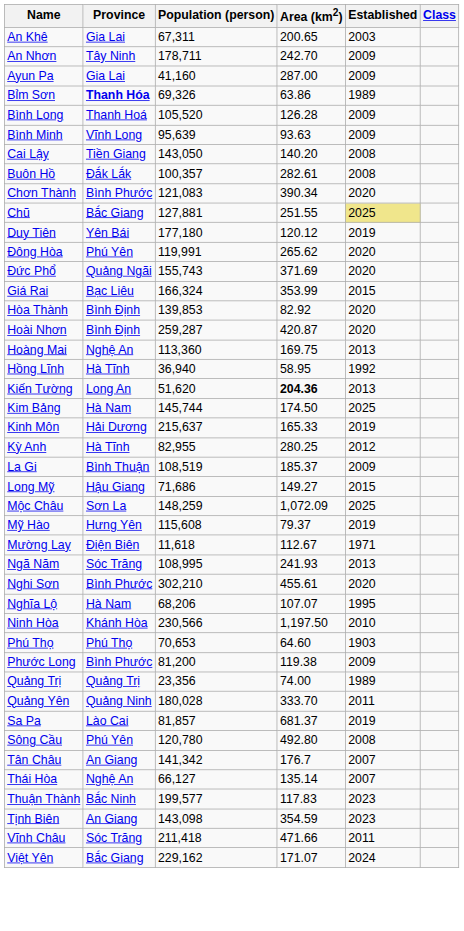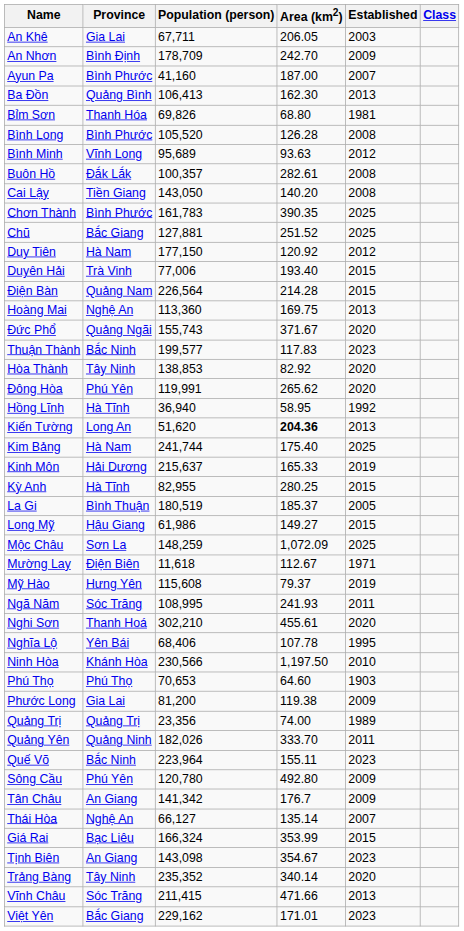(176, 37) 67,311 -> (176, 37) 67,711
(299, 37) 200.65 -> (299, 37) 206.05
(111, 56) Tây Ninh -> (113, 56) Bình Định
(180, 56) 178,711 -> (180, 56) 178,709
(105, 76) Gia Lai -> (119, 76) Bình Phước
(299, 76) 287.00 -> (299, 76) 187.00
(362, 76) 2009 -> (362, 76) 2007
+ row: (28, 95)
(118, 95) bold -> (116, 115) normal
(177, 95) 69,326 -> (177, 115) 69,826
(295, 95) 63.86 -> (296, 115) 68.80
(362, 95) 1989 -> (362, 115) 1981
(116, 115) Thanh Hoá -> (119, 134) Bình Phước
(362, 115) 2009 -> (362, 134) 2008
(177, 134) 95,639 -> (177, 154) 95,689
(362, 134) 2009 -> (362, 154) 2012
rows swapped: (31, 173) <-> (28, 154)
(180, 193) 121,083 -> (180, 212) 161,783
(299, 193) 390.34 -> (299, 212) 390.35
(362, 193) 2020 -> (362, 212) 2025
(299, 212) 251.55 -> (299, 232) 251.52
(362, 212) khaki background -> (362, 232) no background
(108, 232) Yên Bái -> (109, 252) Hà Nam
(180, 232) 177,180 -> (180, 252) 177,150
(299, 232) 120.12 -> (299, 252) 120.92
(362, 232) 2019 -> (362, 252) 2012
+ row: (36, 271)
+ row: (33, 291)
rows swapped: (35, 252) <-> (37, 349)
(299, 271) 371.69 -> (299, 330) 371.67
rows swapped: (28, 291) <-> (44, 799)
(113, 310) Bình Định -> (111, 369) Tây Ninh
(180, 310) 139,853 -> (180, 369) 138,853
- row: (37, 330)
(180, 408) 145,744 -> (180, 447) 241,744
(299, 408) 174.50 -> (299, 447) 175.40
(362, 447) 2012 -> (362, 486) 2015
(180, 466) 108,519 -> (180, 506) 180,519
(362, 466) 2009 -> (362, 506) 2005
(177, 486) 71,686 -> (177, 525) 61,986
rows swapped: (39, 545) <-> (28, 525)
(362, 564) 2013 -> (362, 603) 2011
(119, 584) Bình Phước -> (116, 623) Thanh Hoá
(109, 603) Hà Nam -> (108, 642) Yên Bái
(177, 603) 68,206 -> (177, 642) 68,406
(299, 603) 107.07 -> (299, 642) 107.78
(119, 662) Bình Phước -> (105, 701) Gia Lai
(180, 701) 180,028 -> (180, 740) 182,026
+ row: (28, 760)
- row: (24, 720)
(362, 740) 2008 -> (362, 779) 2009
(362, 760) 2007 -> (362, 799) 2009
(299, 818) 354.59 -> (299, 857) 354.67
+ row: (39, 877)
(180, 838) 211,418 -> (180, 896) 211,415
(361, 838) 2011 -> (362, 896) 2013
(299, 857) 171.07 -> (299, 916) 171.01
(362, 857) 2024 -> (362, 916) 2023
